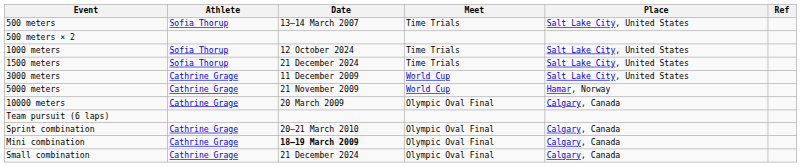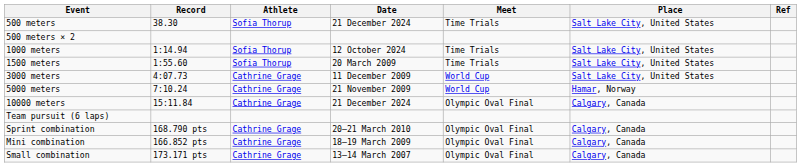+ column: (191, 11)
(319, 24) 13–14 March 2007 -> (371, 24) 21 December 2024
(319, 64) 21 December 2024 -> (364, 64) 20 March 2009
(312, 103) 20 March 2009 -> (371, 103) 21 December 2024
(319, 143) bold -> (371, 143) normal
(319, 156) 21 December 2024 -> (371, 156) 13–14 March 2007
